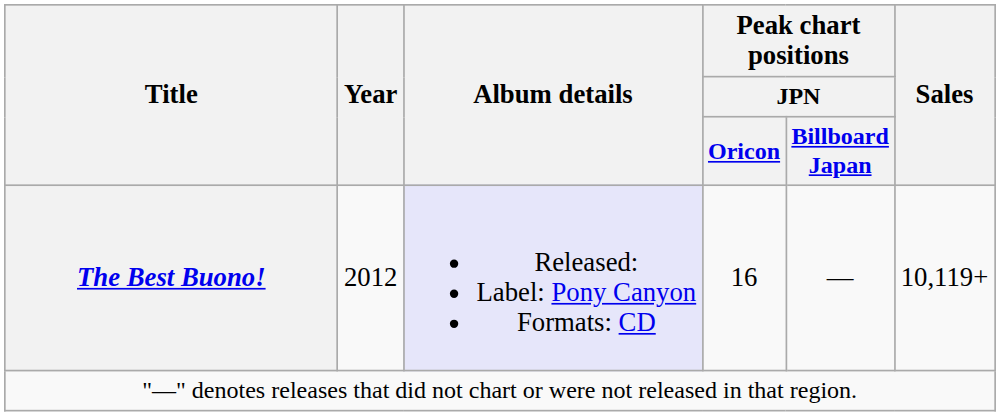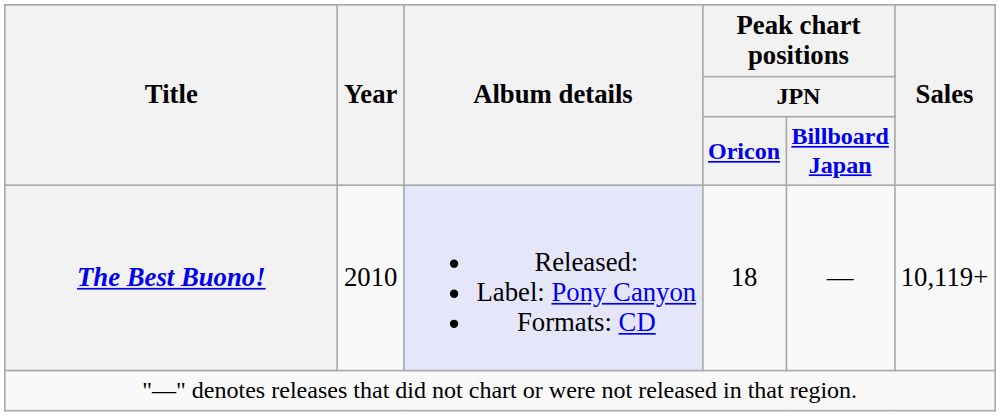(371, 277) 2012 -> (371, 277) 2010
(744, 277) 16 -> (744, 277) 18
